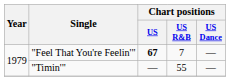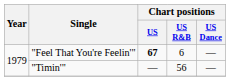(182, 52) 7 -> (182, 52) 6
(182, 68) 55 -> (182, 68) 56
